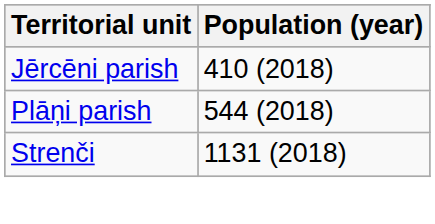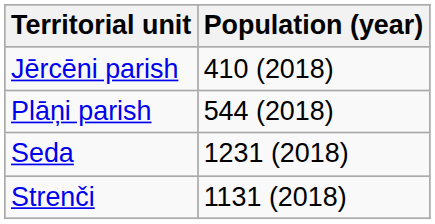+ row: (42, 153)
